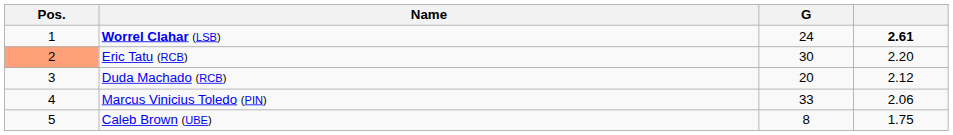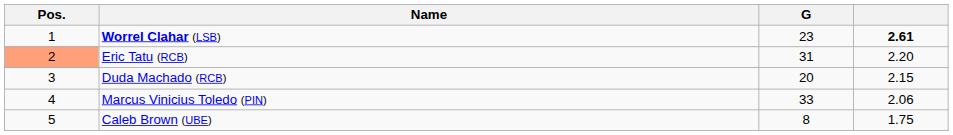(806, 36) 24 -> (806, 36) 23
(806, 57) 30 -> (806, 57) 31
(901, 78) 2.12 -> (901, 78) 2.15
